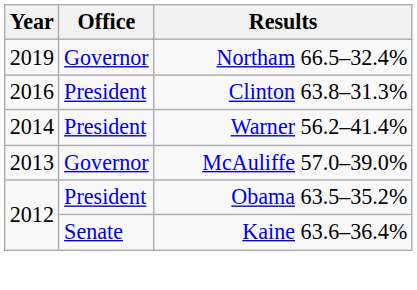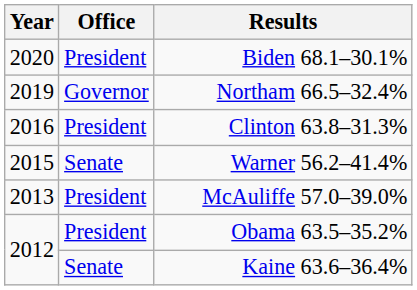+ row: (325, 57)
(32, 127) 2014 -> (32, 162) 2015
(105, 127) President -> (94, 162) Senate
(106, 162) Governor -> (105, 197) President
